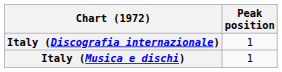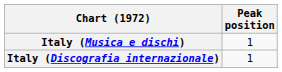rows swapped: (113, 42) <-> (113, 59)
